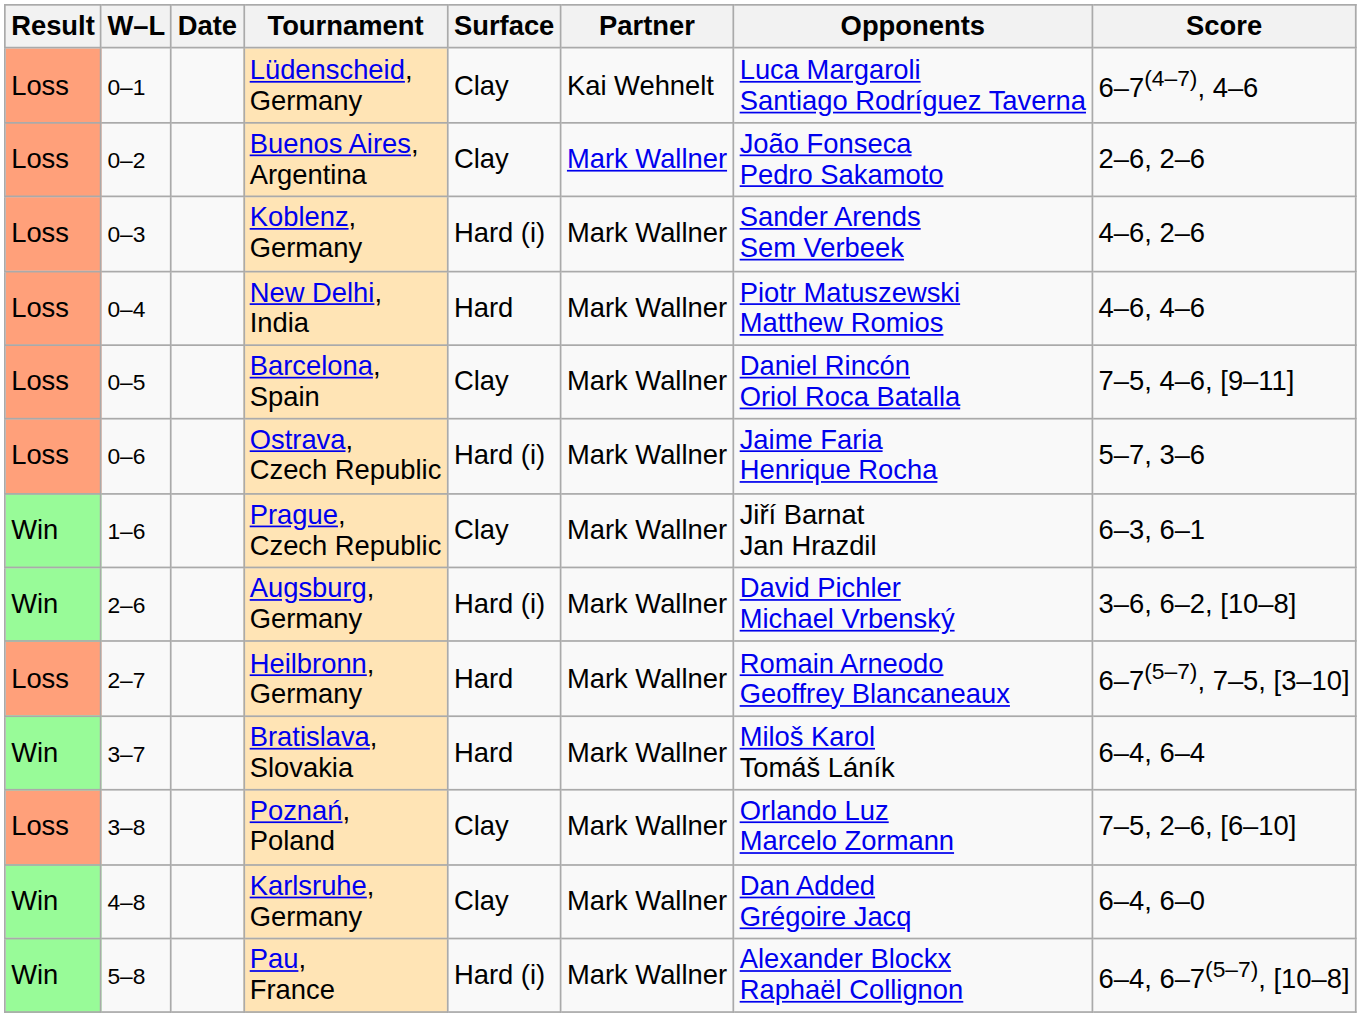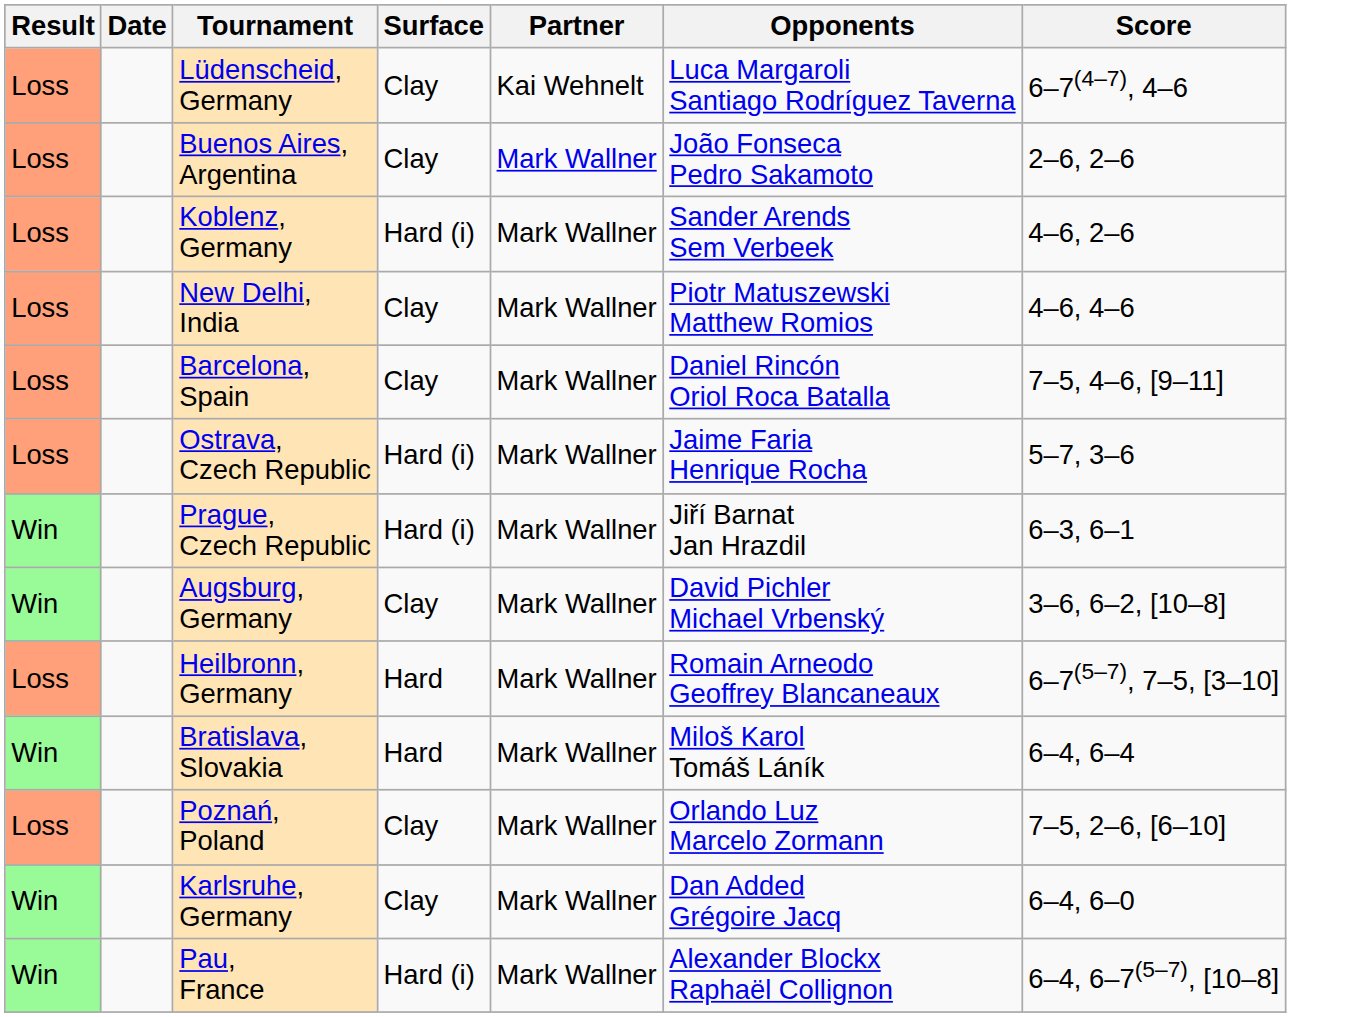- column: (136, 26)
(484, 307) Hard -> (411, 307) Clay
(481, 530) Clay -> (429, 530) Hard (i)
(500, 604) Hard (i) -> (411, 604) Clay
